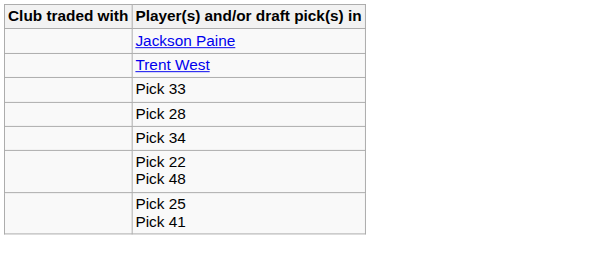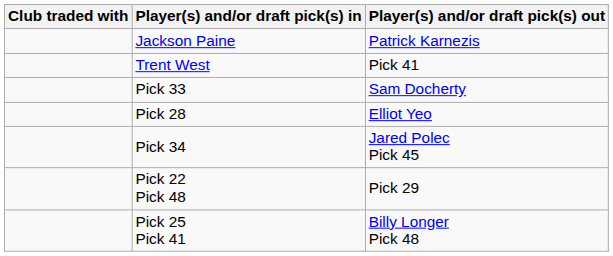+ column: (487, 16)
